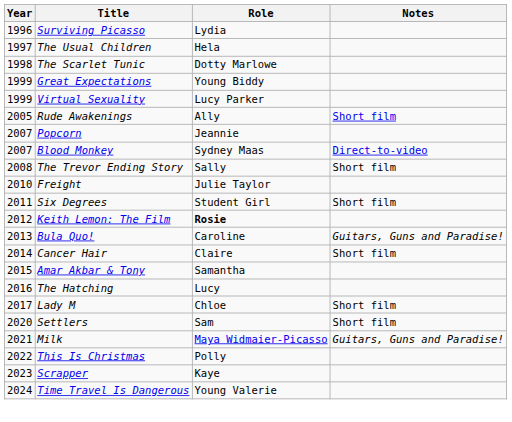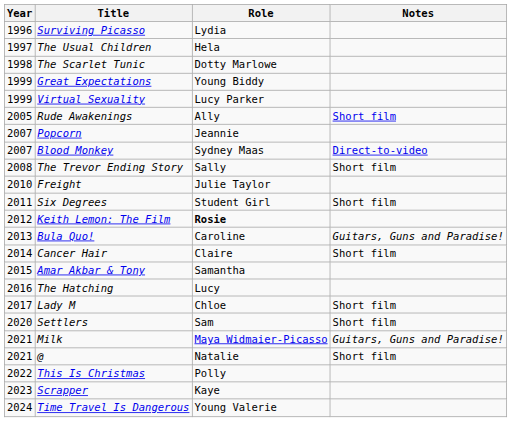+ row: (40, 356)
